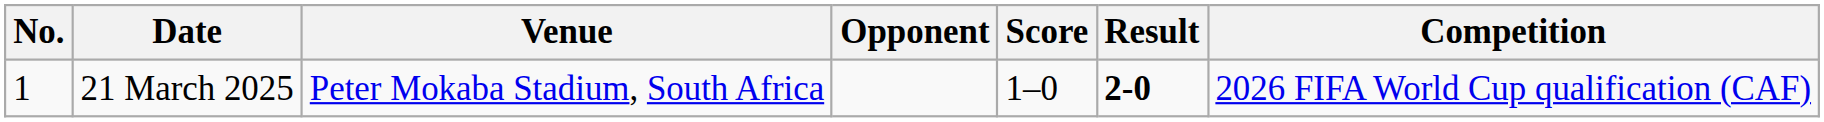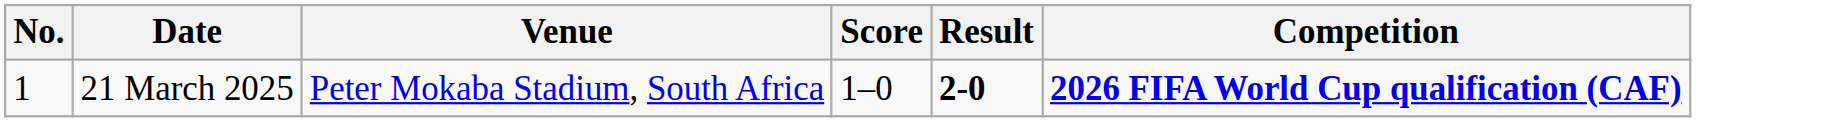- column: (915, 32)
(1513, 87) normal -> (1366, 87) bold
